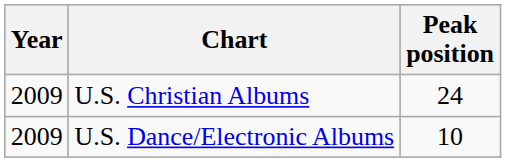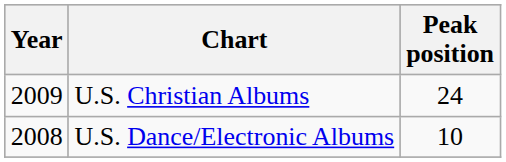(37, 136) 2009 -> (37, 136) 2008
